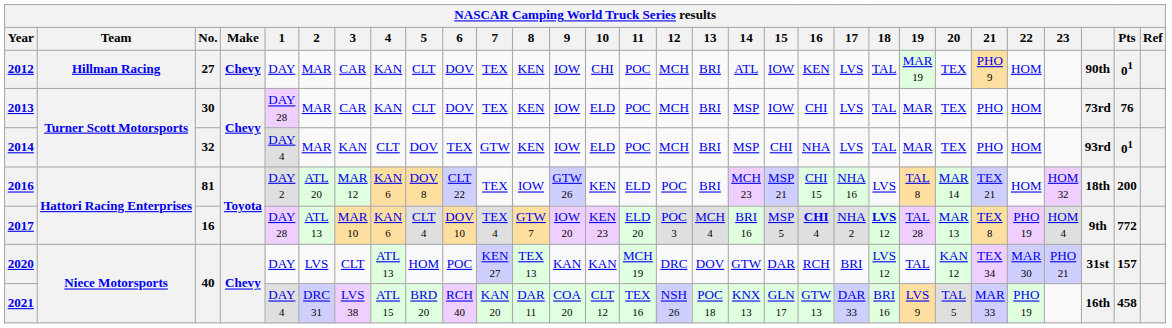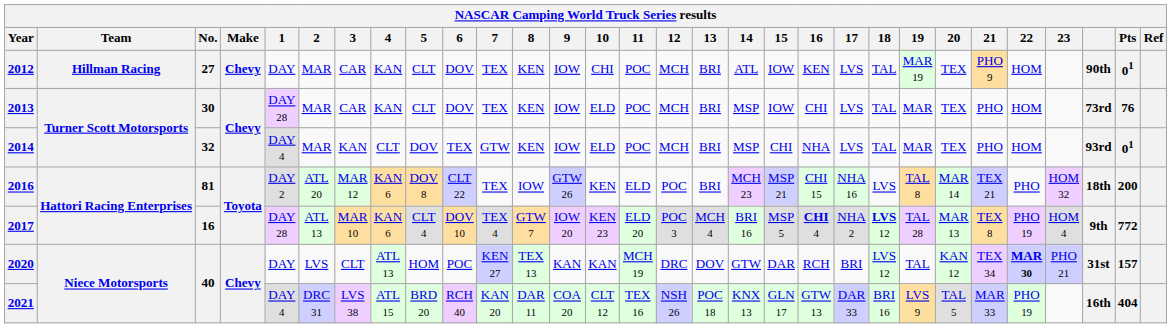(1026, 186) HOM -> (1027, 186) PHO
(1026, 263) normal -> (1027, 264) bold
(1127, 303) 458 -> (1128, 303) 404
